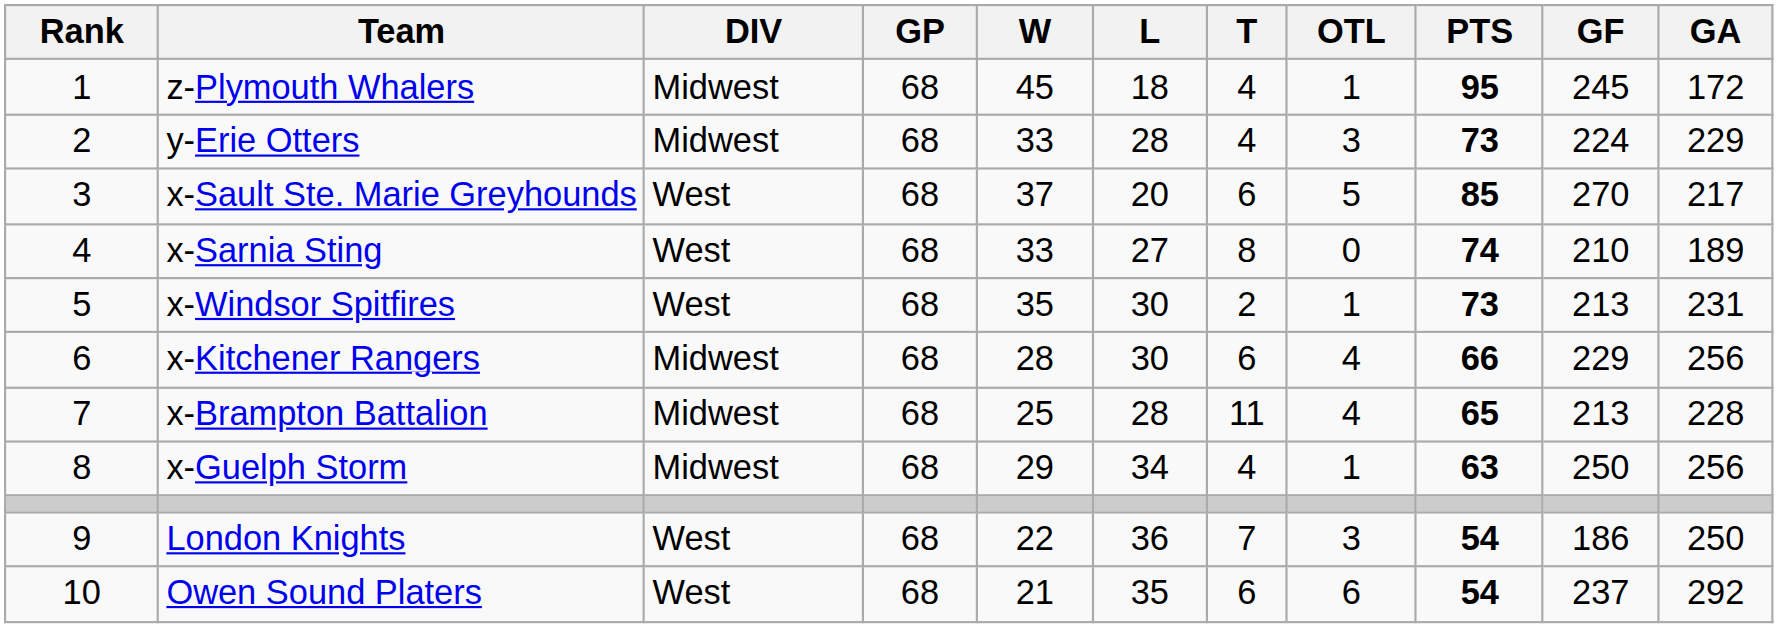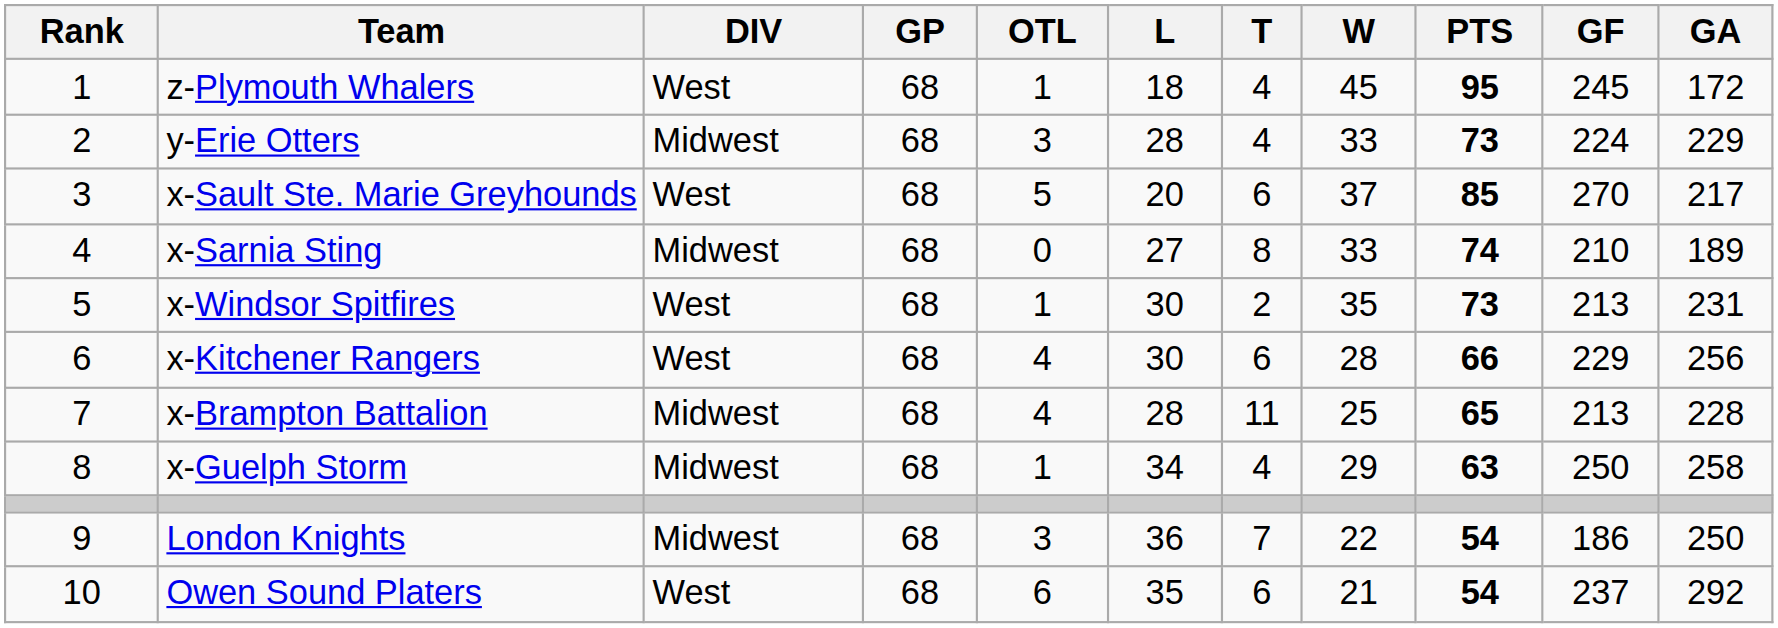columns swapped: (1035, 31) <-> (1351, 31)
(716, 86) Midwest -> (691, 86) West
(691, 250) West -> (716, 250) Midwest
(716, 359) Midwest -> (691, 359) West
(1716, 468) 256 -> (1716, 468) 258
(691, 538) West -> (716, 538) Midwest
